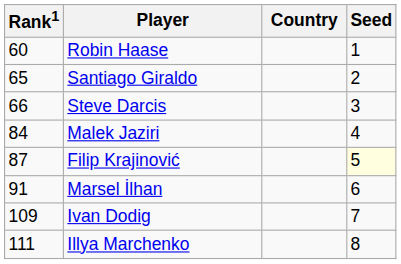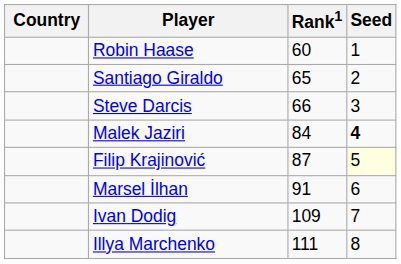columns swapped: (304, 20) <-> (34, 20)
(355, 133) normal -> (355, 133) bold
